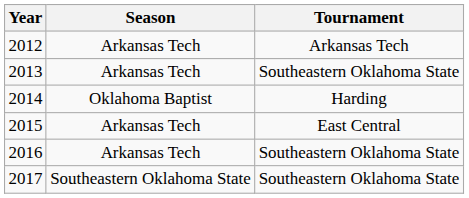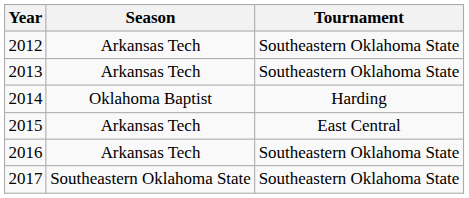(359, 44) Arkansas Tech -> (359, 44) Southeastern Oklahoma State
